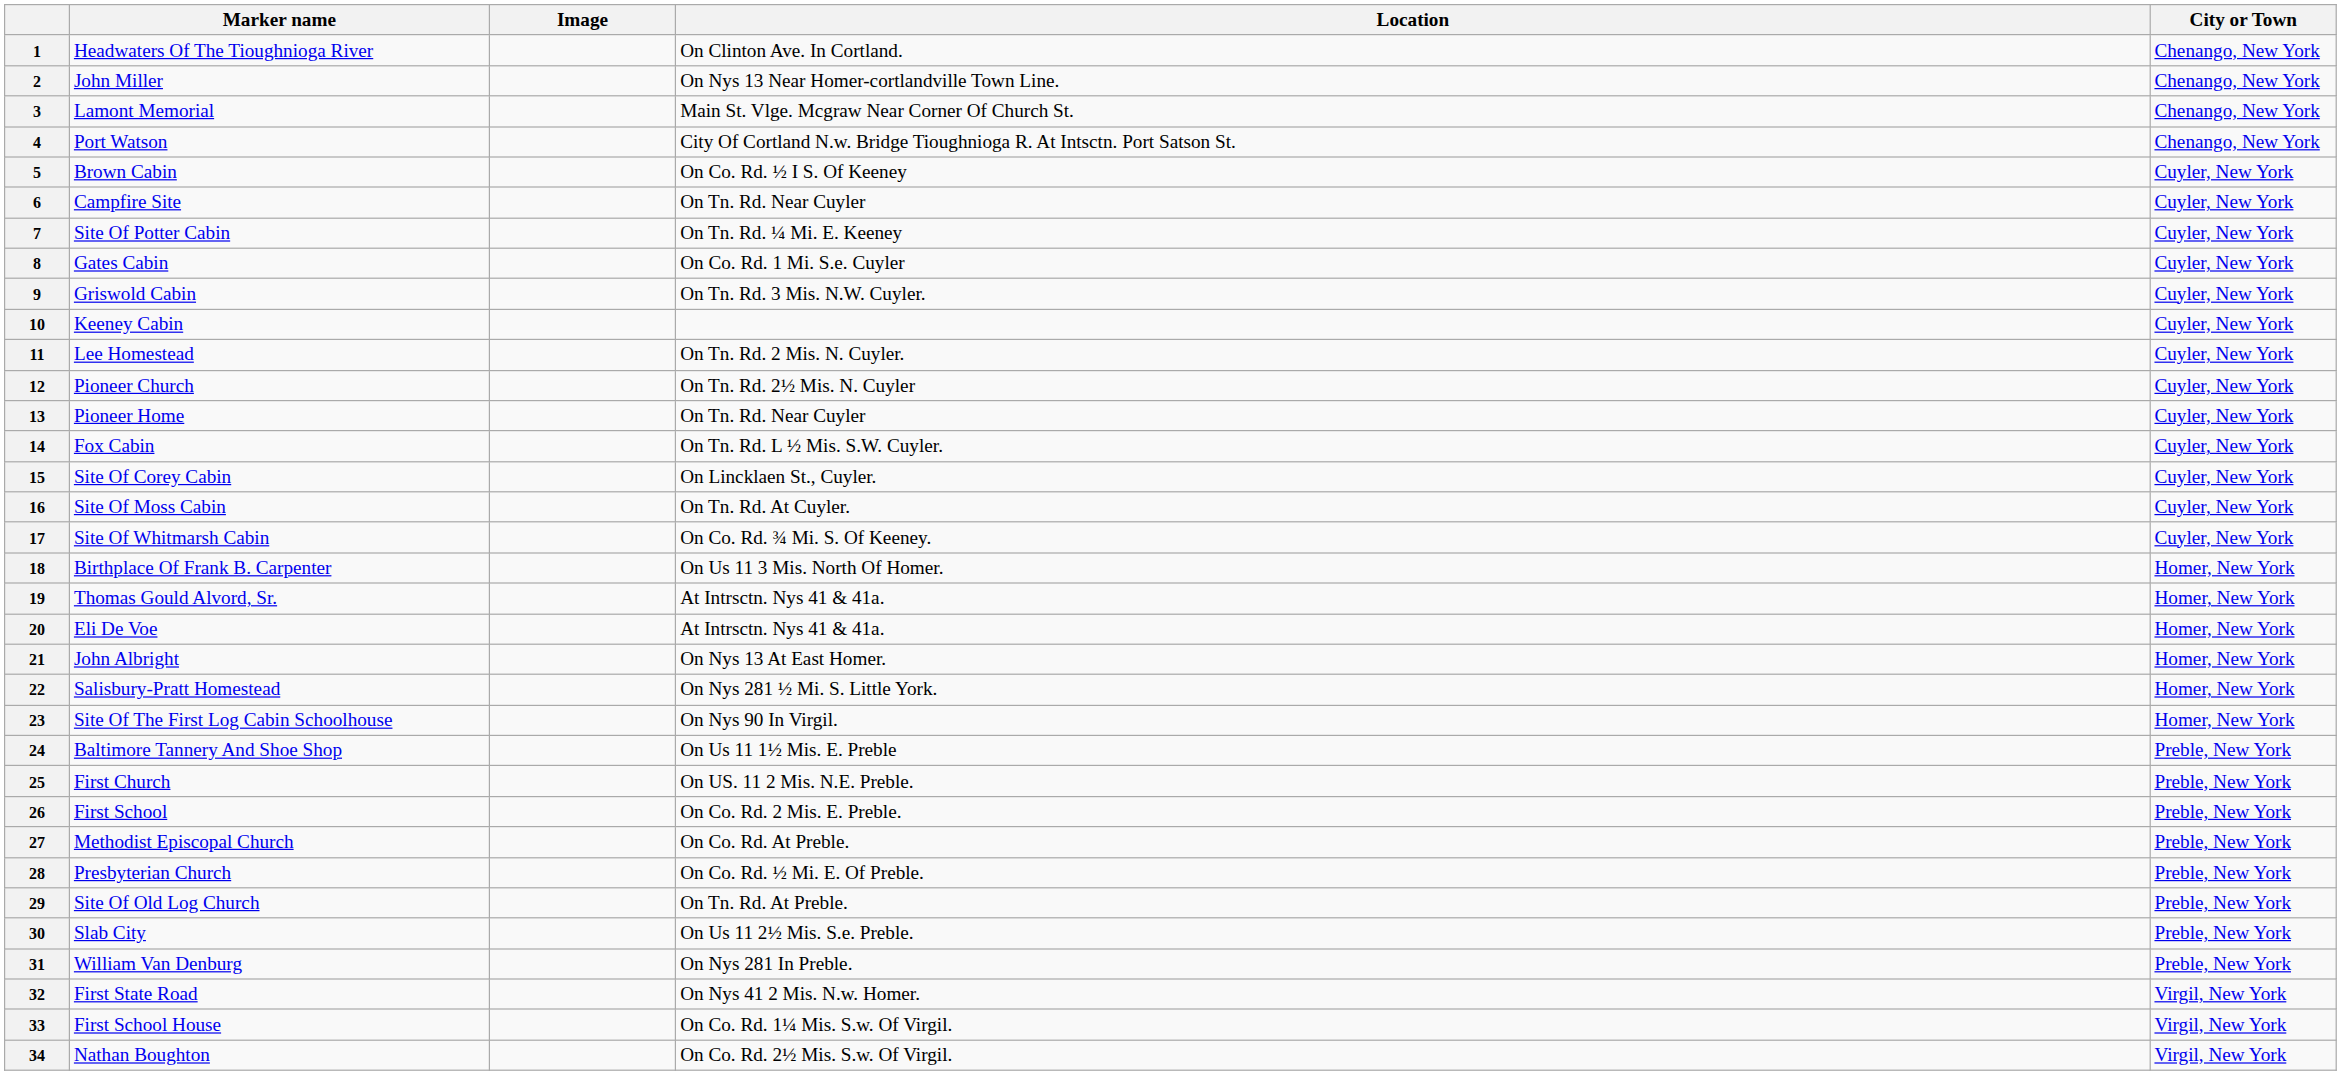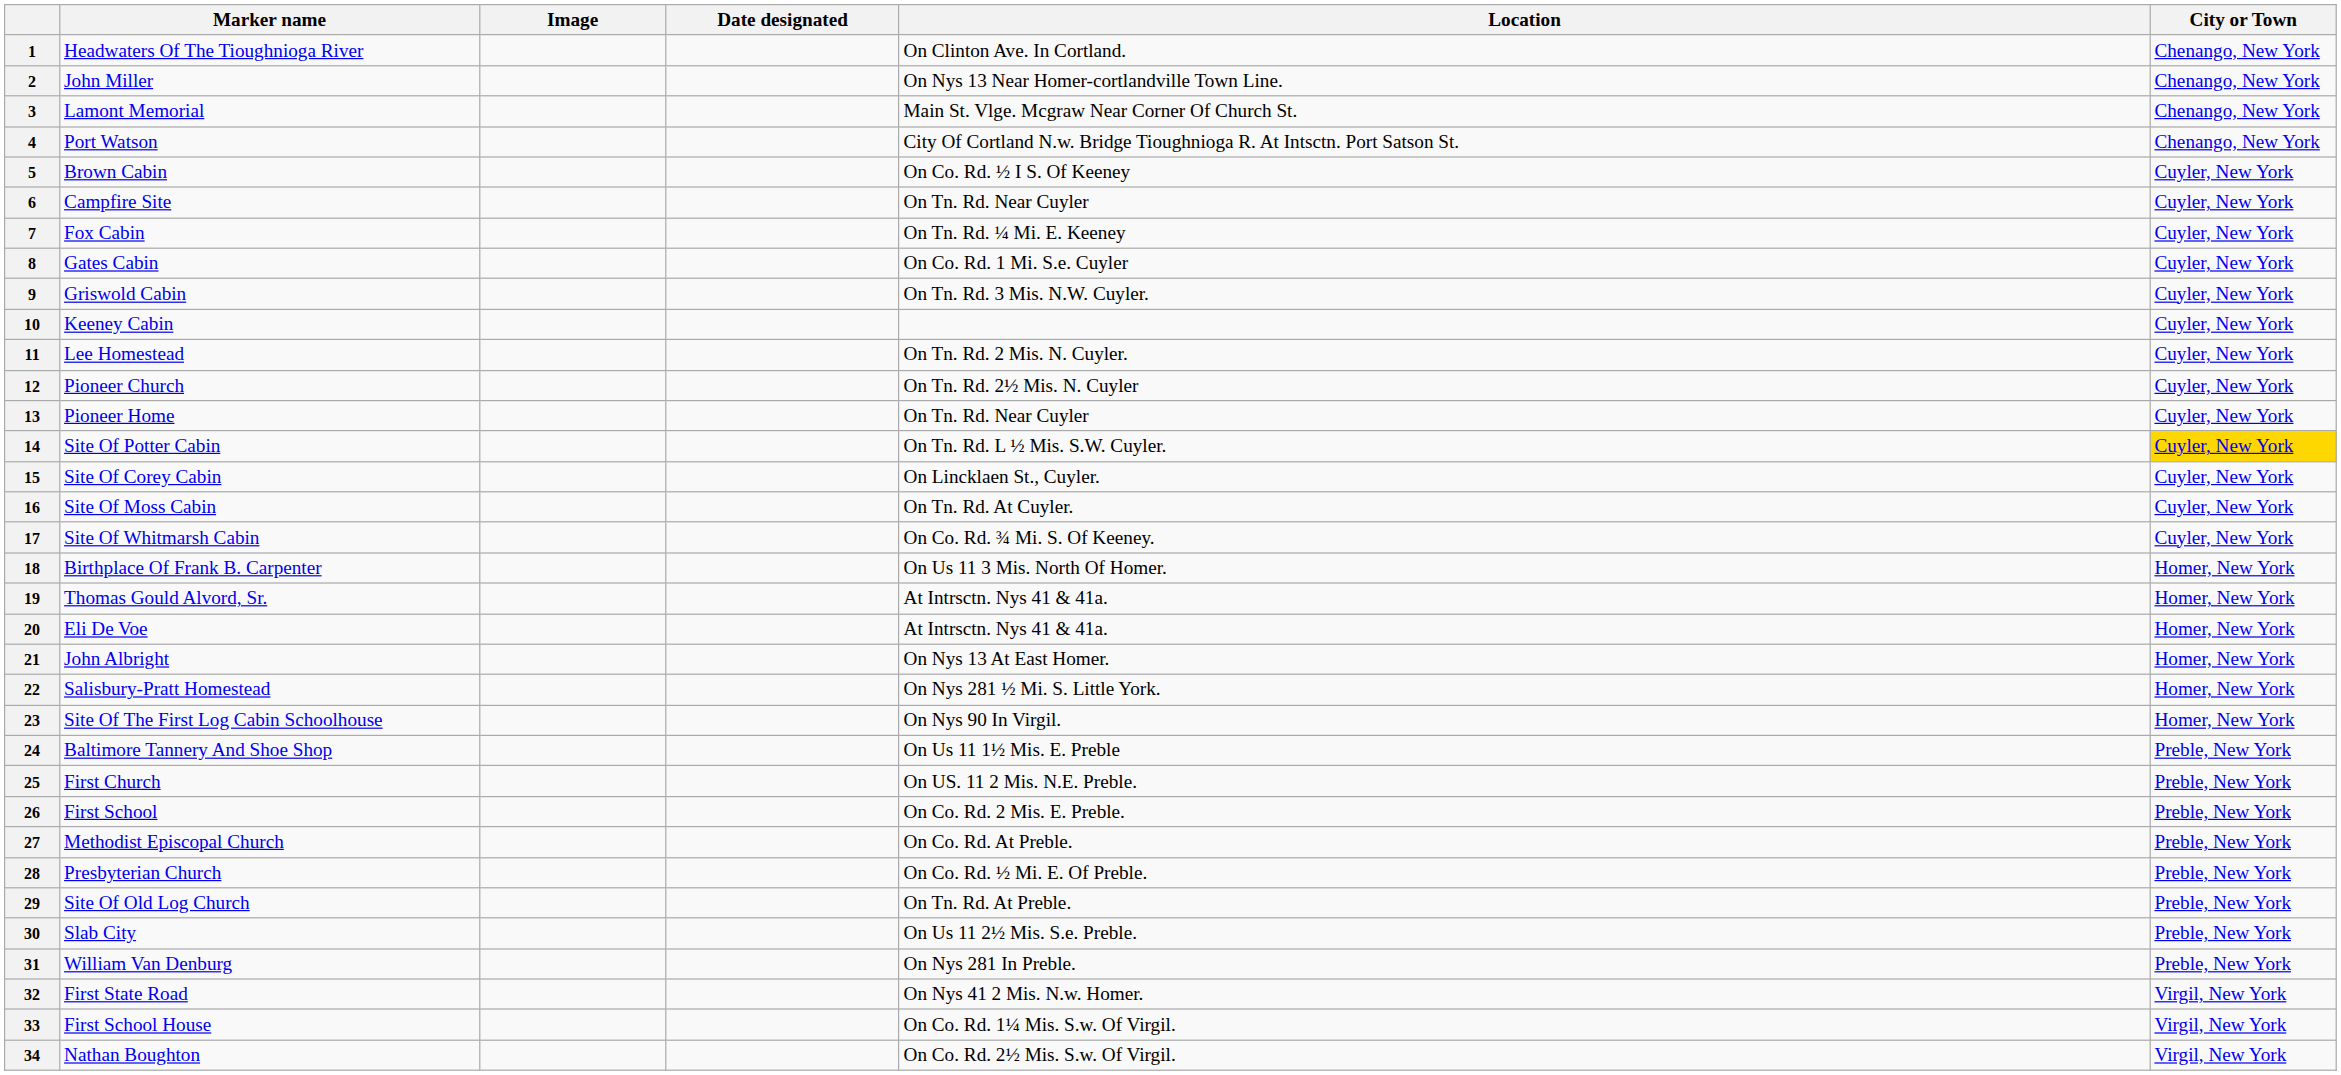+ column: (783, 19)
(152, 232) Site Of Potter Cabin -> (104, 232) Fox Cabin
(114, 446) Fox Cabin -> (142, 446) Site Of Potter Cabin
(2224, 446) no background -> (2224, 446) gold background
